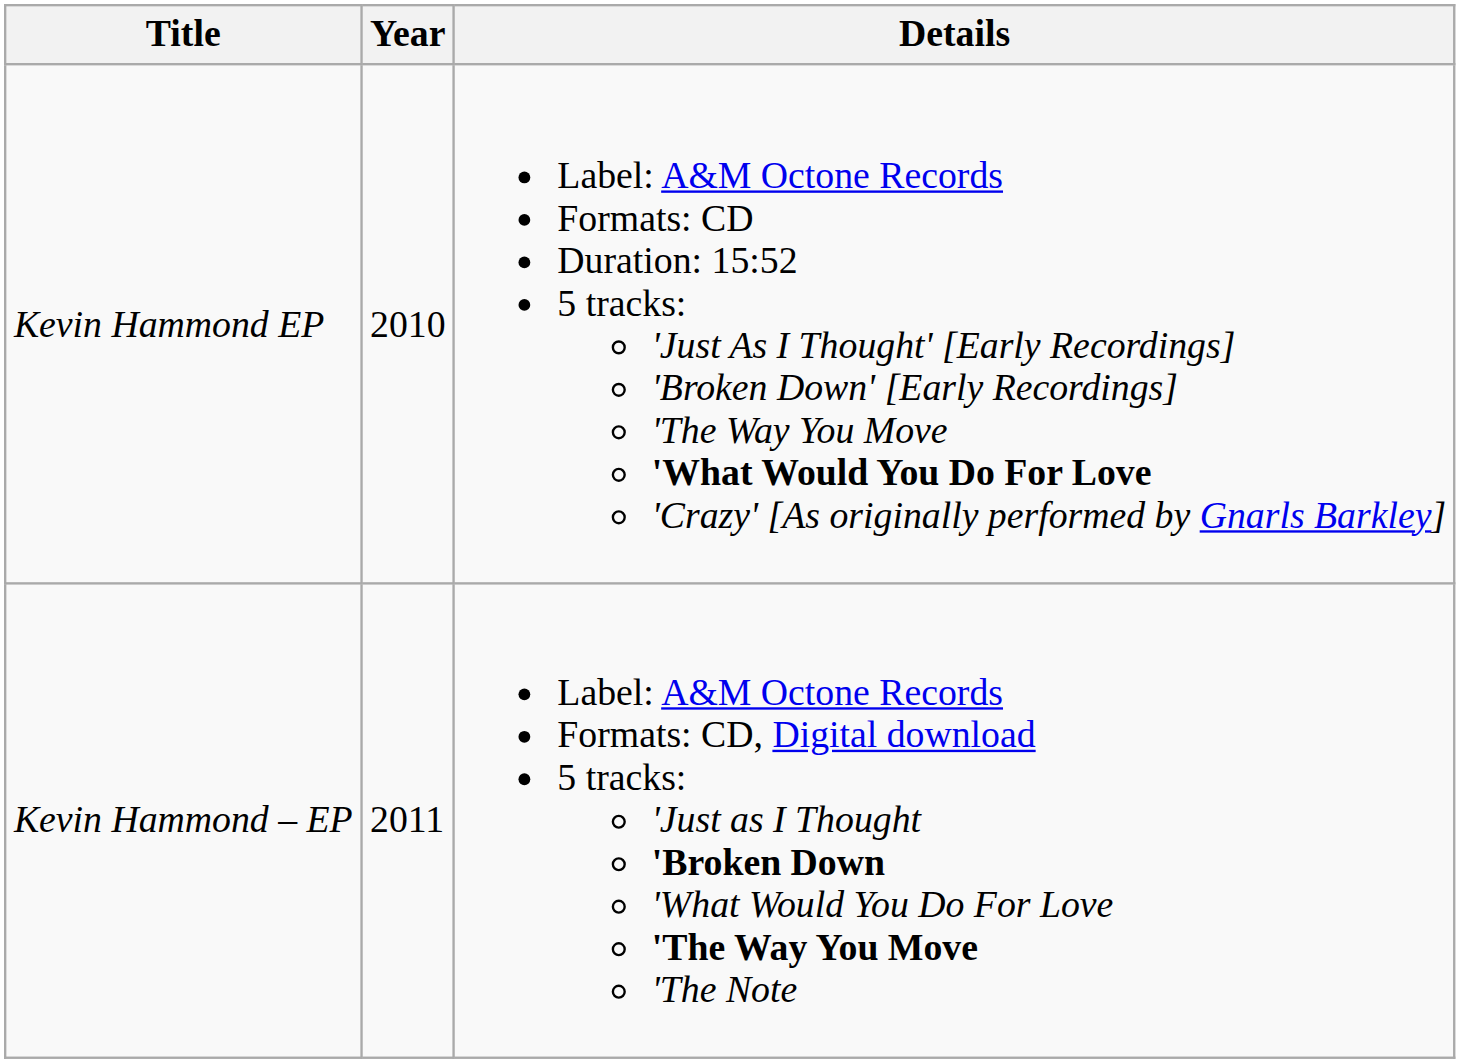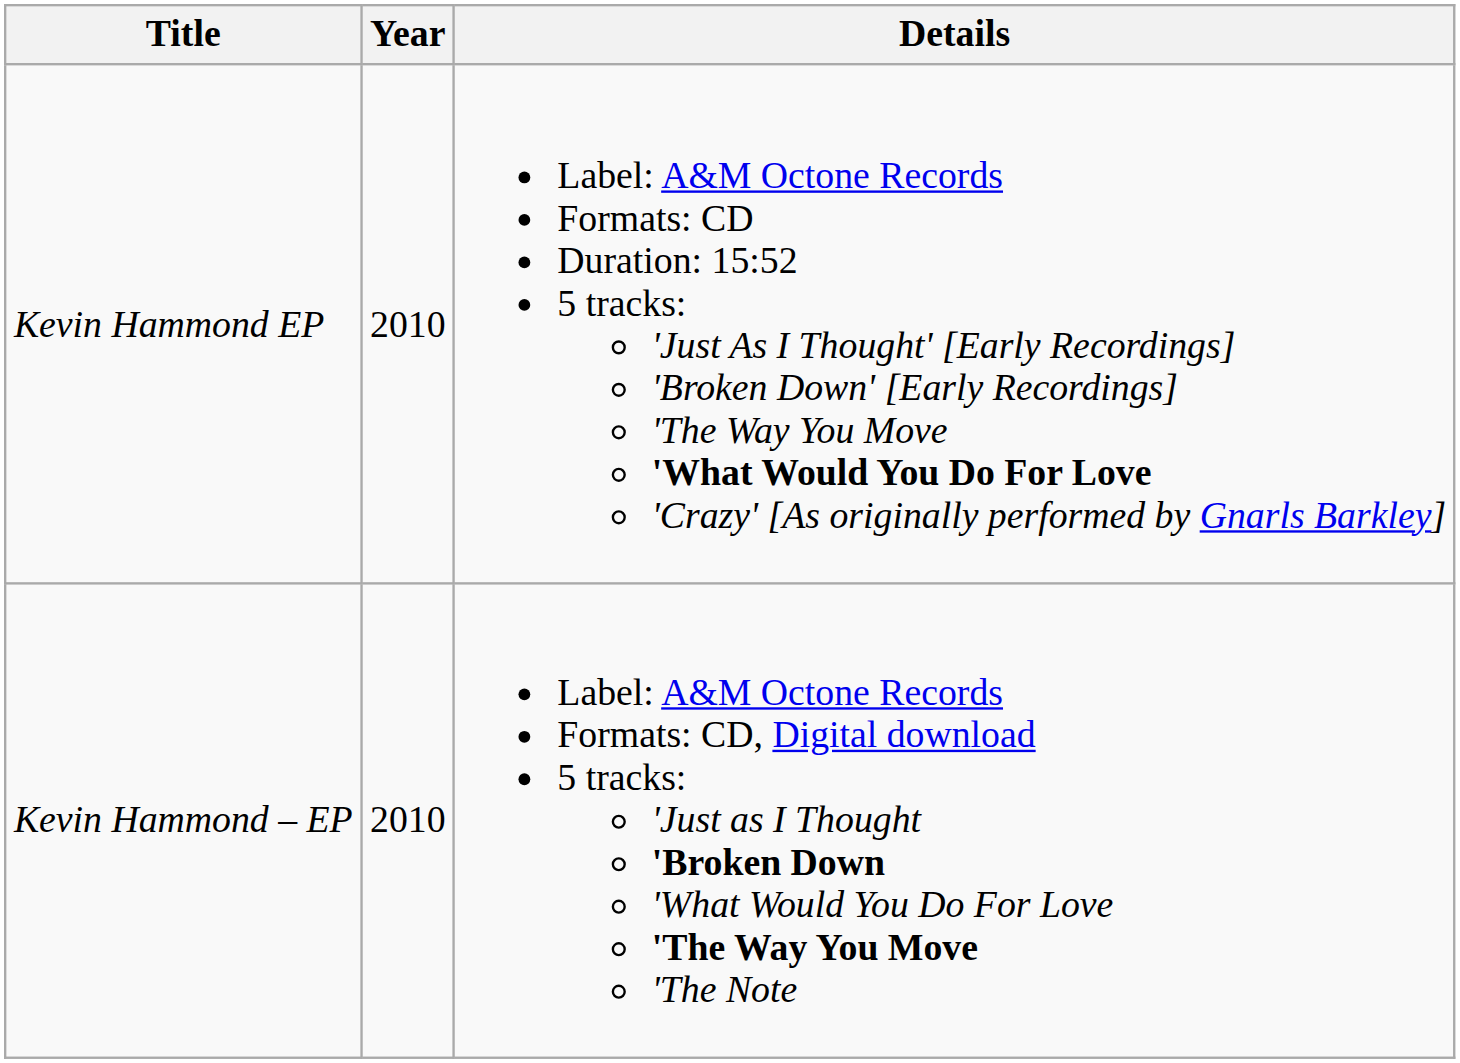(407, 819) 2011 -> (408, 819) 2010
